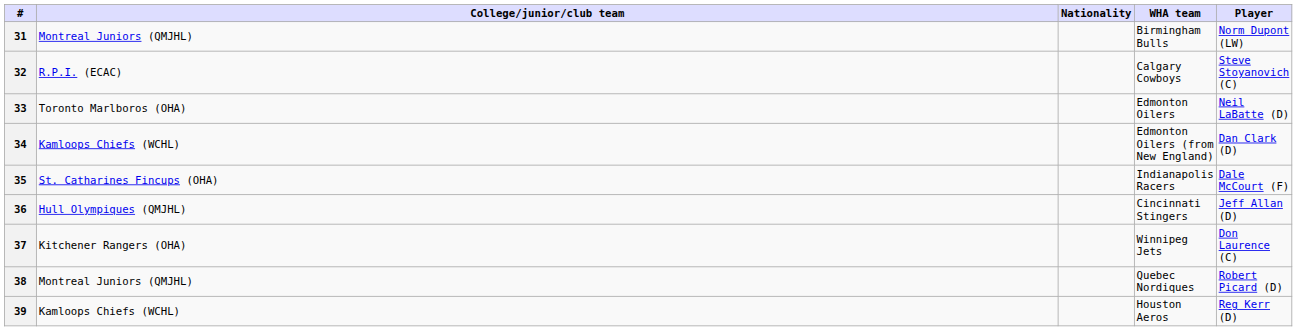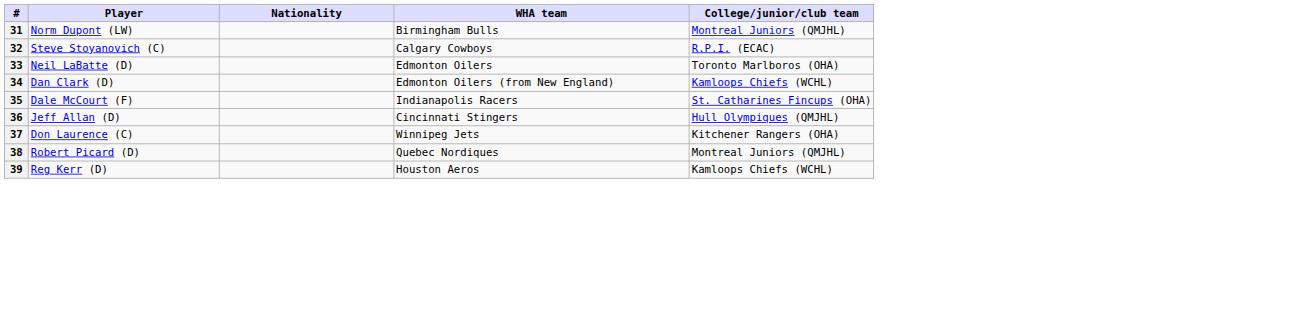columns swapped: (1254, 13) <-> (547, 13)
